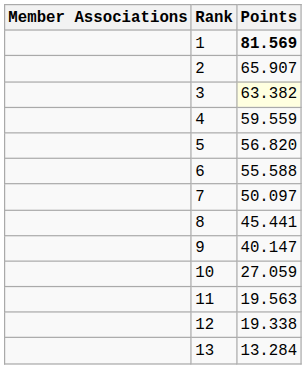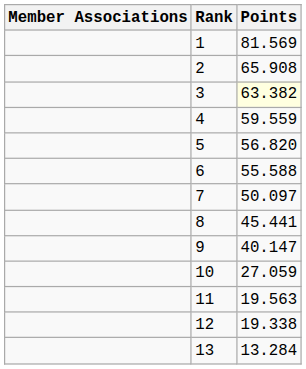(269, 43) bold -> (269, 43) normal
(269, 69) 65.907 -> (269, 69) 65.908
